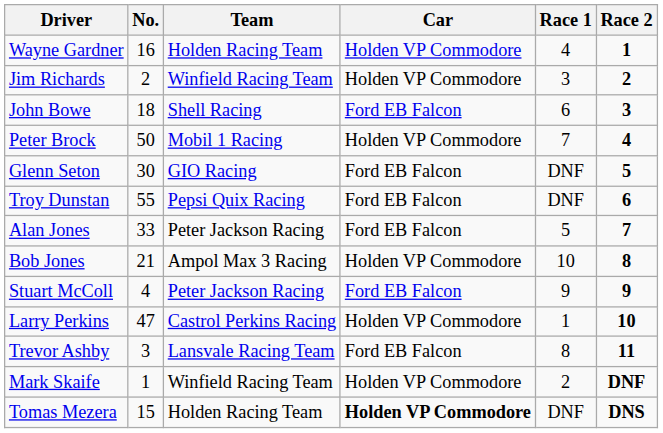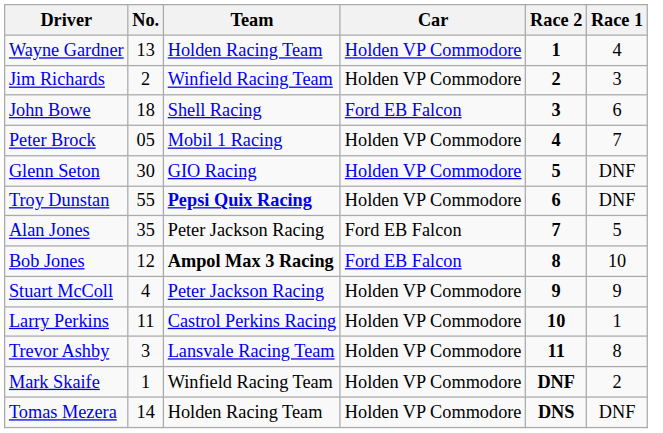columns swapped: (566, 19) <-> (627, 19)
(146, 50) 16 -> (146, 50) 13
(146, 140) 50 -> (146, 140) 05
(403, 170) Ford EB Falcon -> (433, 170) Holden VP Commodore
(236, 200) normal -> (240, 200) bold
(403, 200) Ford EB Falcon -> (433, 200) Holden VP Commodore
(146, 231) 33 -> (146, 231) 35
(146, 261) 21 -> (146, 261) 12
(247, 261) normal -> (251, 261) bold
(433, 261) Holden VP Commodore -> (403, 261) Ford EB Falcon
(403, 291) Ford EB Falcon -> (433, 291) Holden VP Commodore
(146, 321) 47 -> (146, 321) 11
(403, 351) Ford EB Falcon -> (433, 351) Holden VP Commodore
(146, 412) 15 -> (146, 412) 14
(438, 412) bold -> (433, 412) normal
